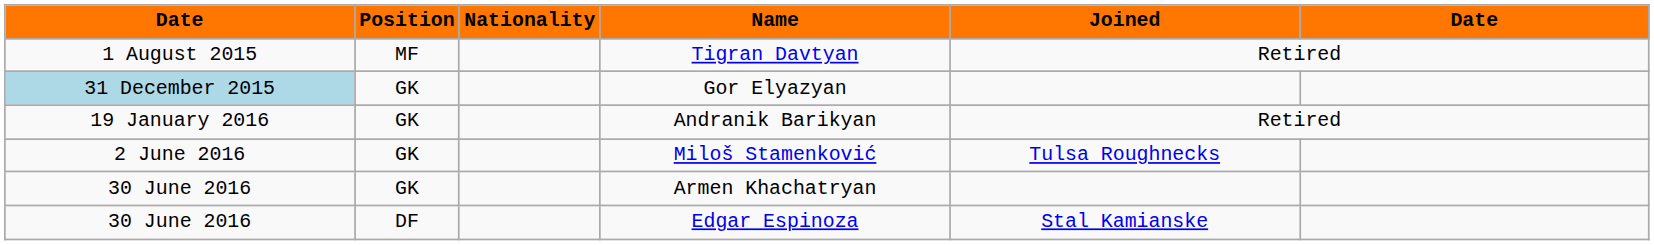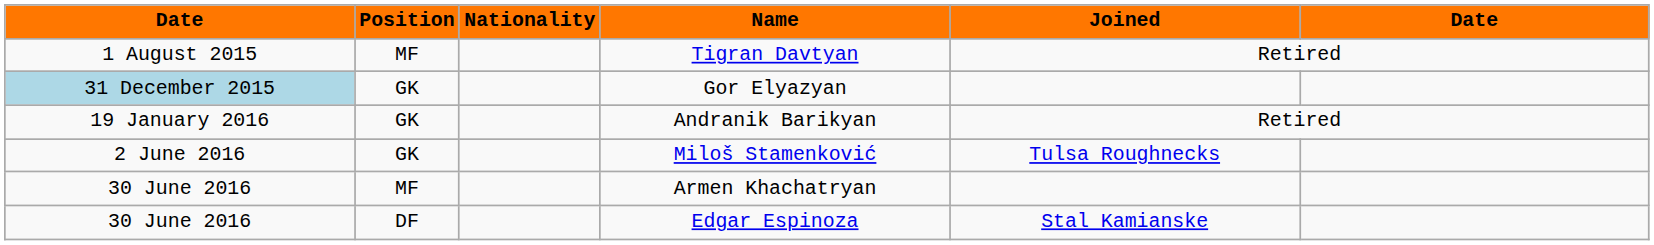(407, 188) GK -> (407, 188) MF
